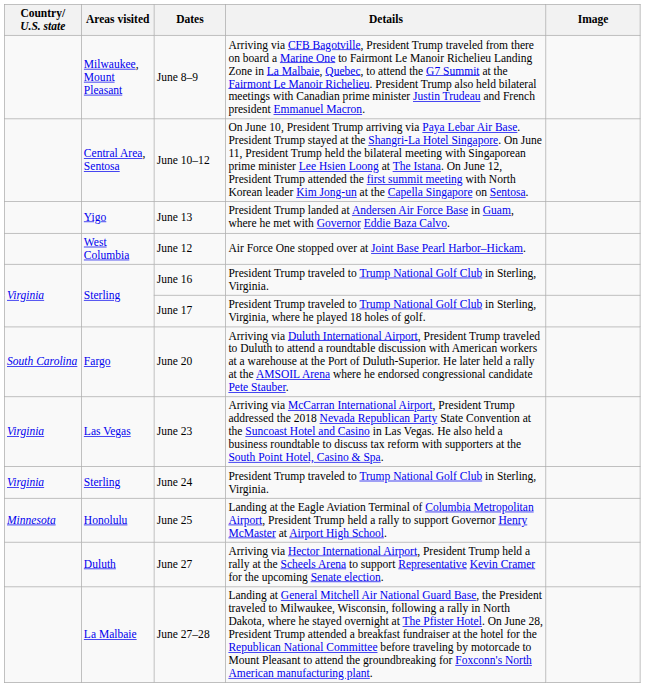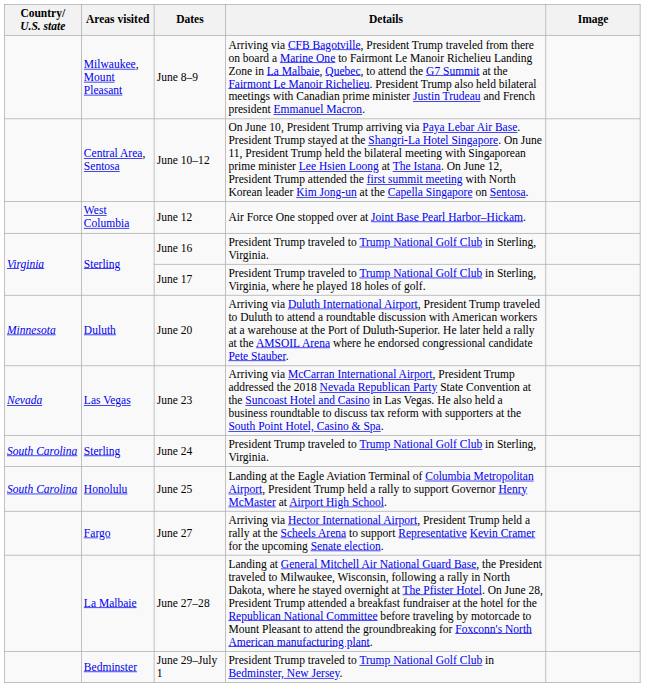- row: (175, 217)
(42, 361) South Carolina -> (31, 330) Minnesota
(97, 361) Fargo -> (100, 330) Duluth
(26, 431) Virginia -> (25, 400) Nevada
(26, 482) Virginia -> (42, 451) South Carolina
(31, 520) Minnesota -> (42, 489) South Carolina
(100, 564) Duluth -> (97, 533) Fargo
+ row: (187, 667)
